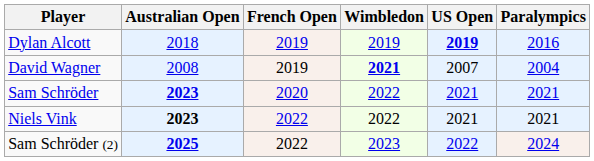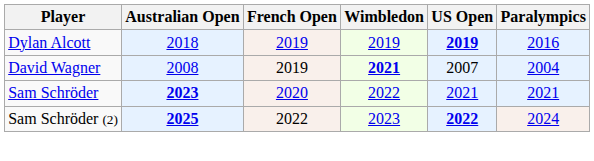- row: (42, 118)
(462, 144) normal -> (462, 118) bold
